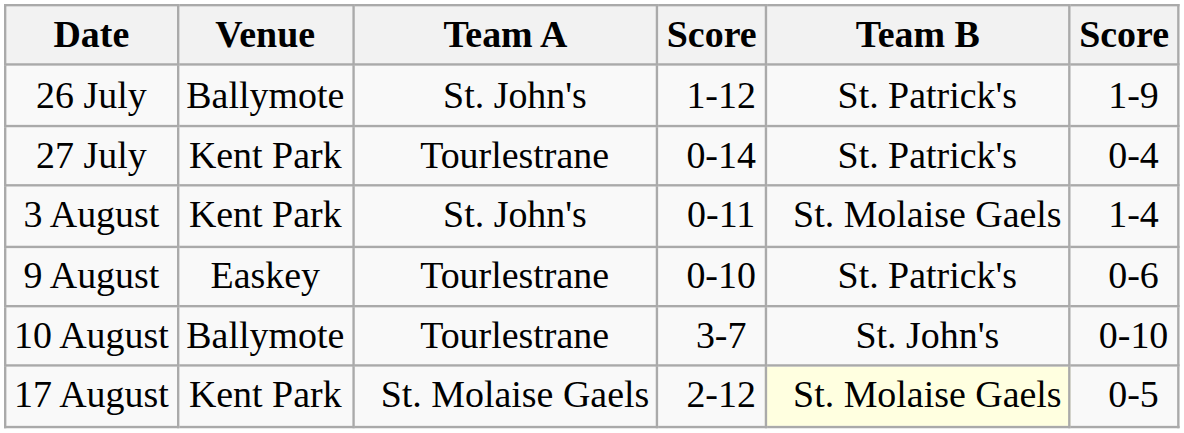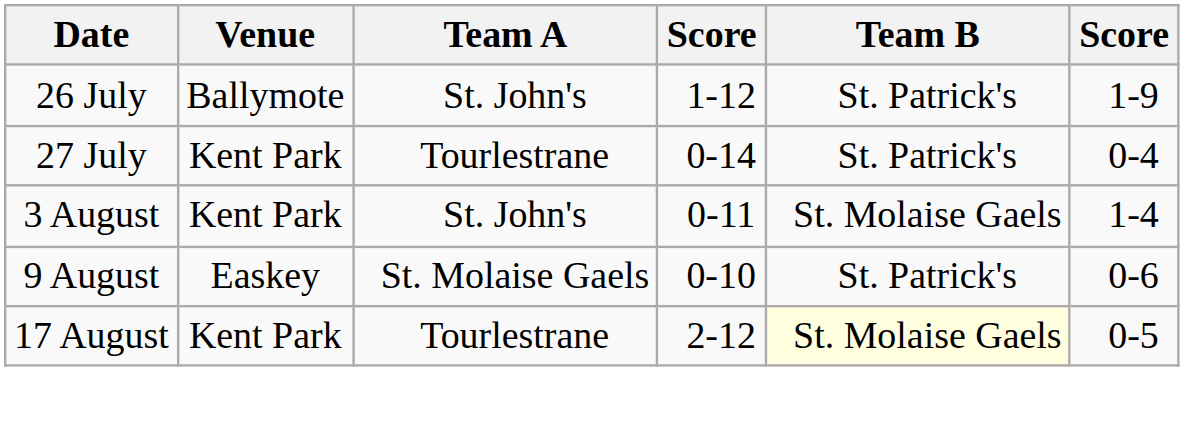(505, 275) Tourlestrane -> (505, 275) St. Molaise Gaels
- row: (91, 335)
(505, 395) St. Molaise Gaels -> (505, 335) Tourlestrane
